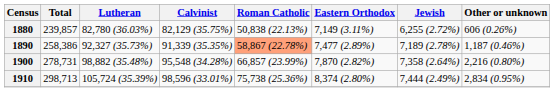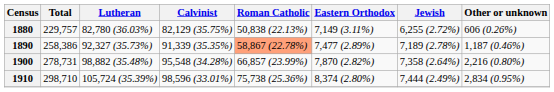(60, 29) 239,857 -> (60, 29) 229,757
(60, 78) 298,713 -> (60, 78) 298,710
